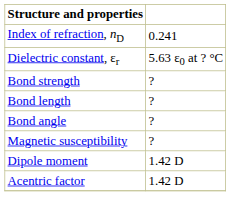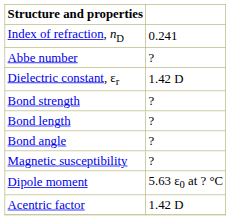+ row: (43, 57)
(186, 59) 5.63 ε0 at ? °C -> (166, 79) 1.42 D
(166, 161) 1.42 D -> (186, 182) 5.63 ε0 at ? °C
